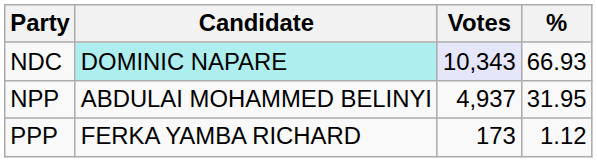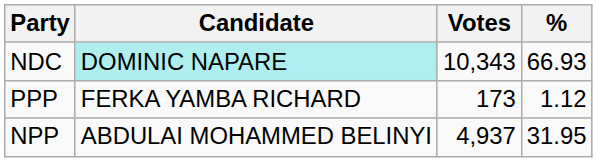(479, 61) lavender background -> (479, 61) no background
rows swapped: (35, 99) <-> (34, 136)
